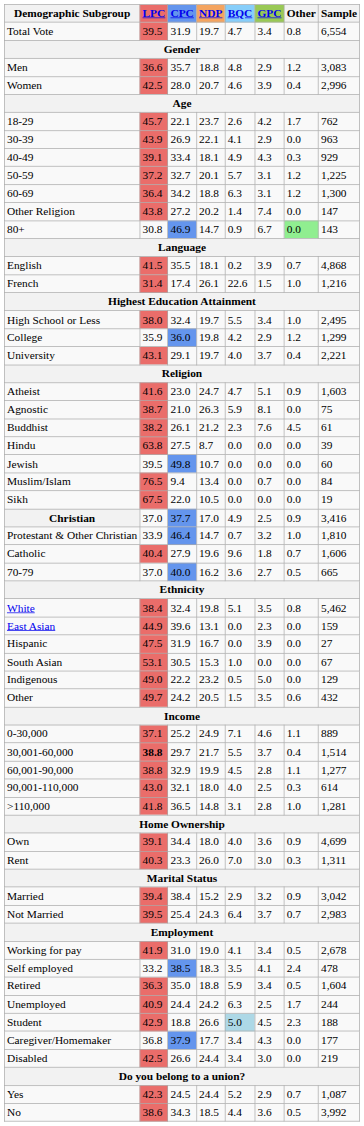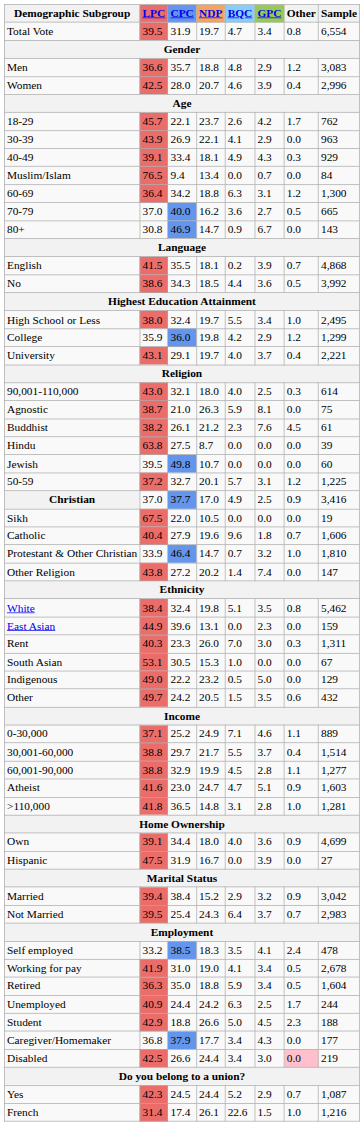rows swapped: (20, 175) <-> (39, 481)
rows swapped: (20, 572) <-> (41, 211)
(294, 229) lightgreen background -> (294, 229) no background
rows swapped: (23, 283) <-> (14, 1112)
rows swapped: (23, 391) <-> (43, 788)
rows swapped: (17, 499) <-> (72, 517)
rows swapped: (26, 553) <-> (72, 535)
rows swapped: (27, 644) <-> (18, 860)
(152, 752) bold -> (152, 752) normal
rows swapped: (44, 950) <-> (40, 968)
(235, 1022) lightblue background -> (235, 1022) no background
(294, 1058) no background -> (294, 1058) pink background
